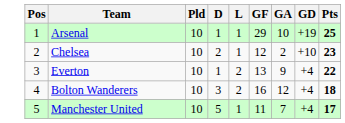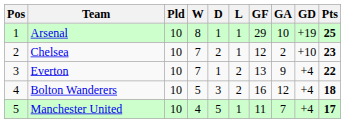+ column: (198, 14)
